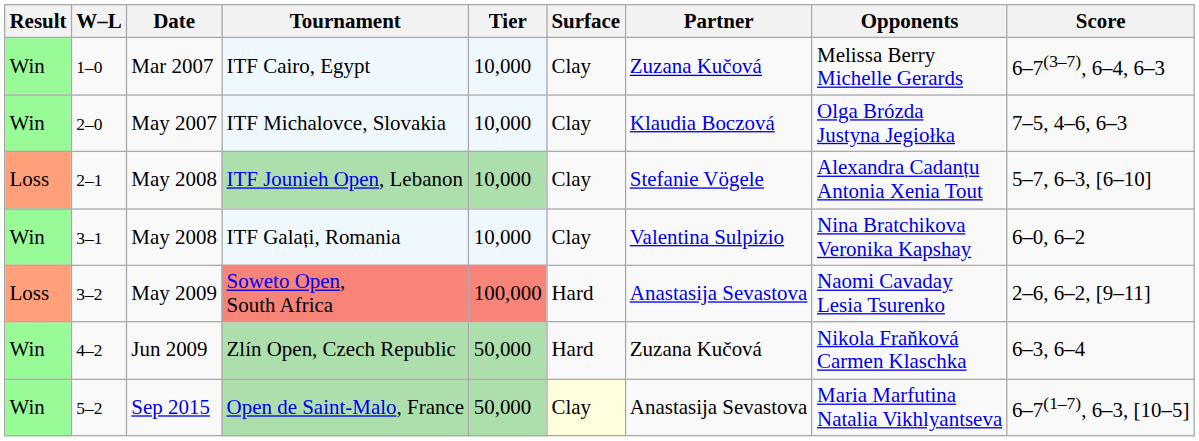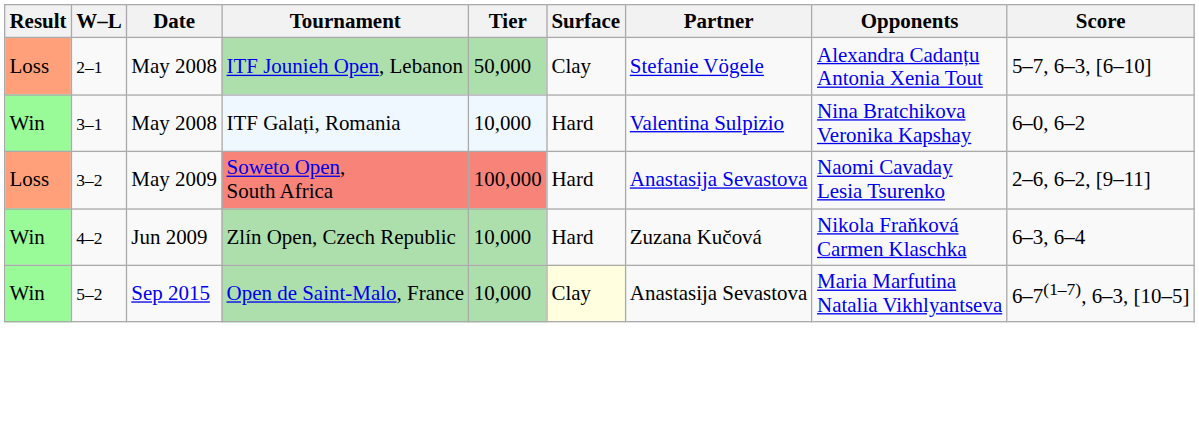- row: (298, 66)
- row: (336, 122)
(502, 179) 10,000 -> (502, 66) 50,000
(571, 236) Clay -> (572, 122) Hard
(502, 350) 50,000 -> (502, 236) 10,000
(502, 407) 50,000 -> (502, 293) 10,000
